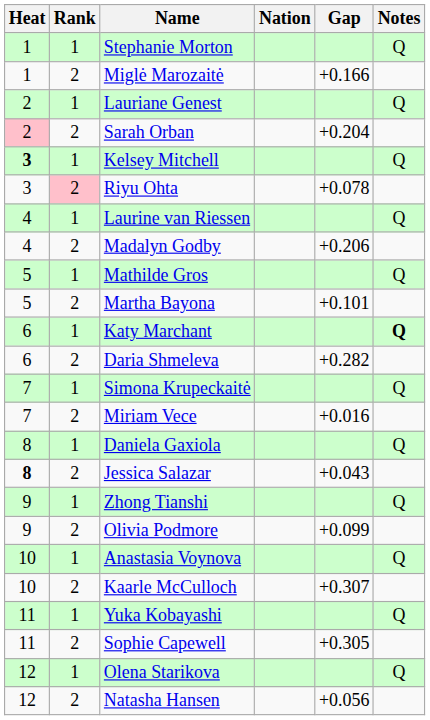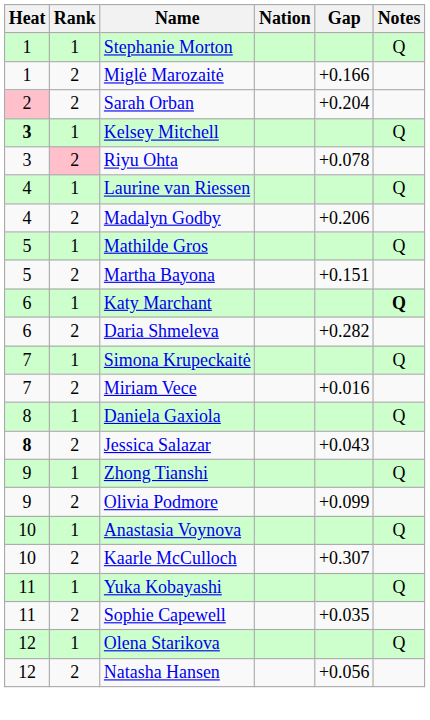- row: (163, 103)
(344, 302) +0.101 -> (344, 274) +0.151
(344, 643) +0.305 -> (344, 615) +0.035
